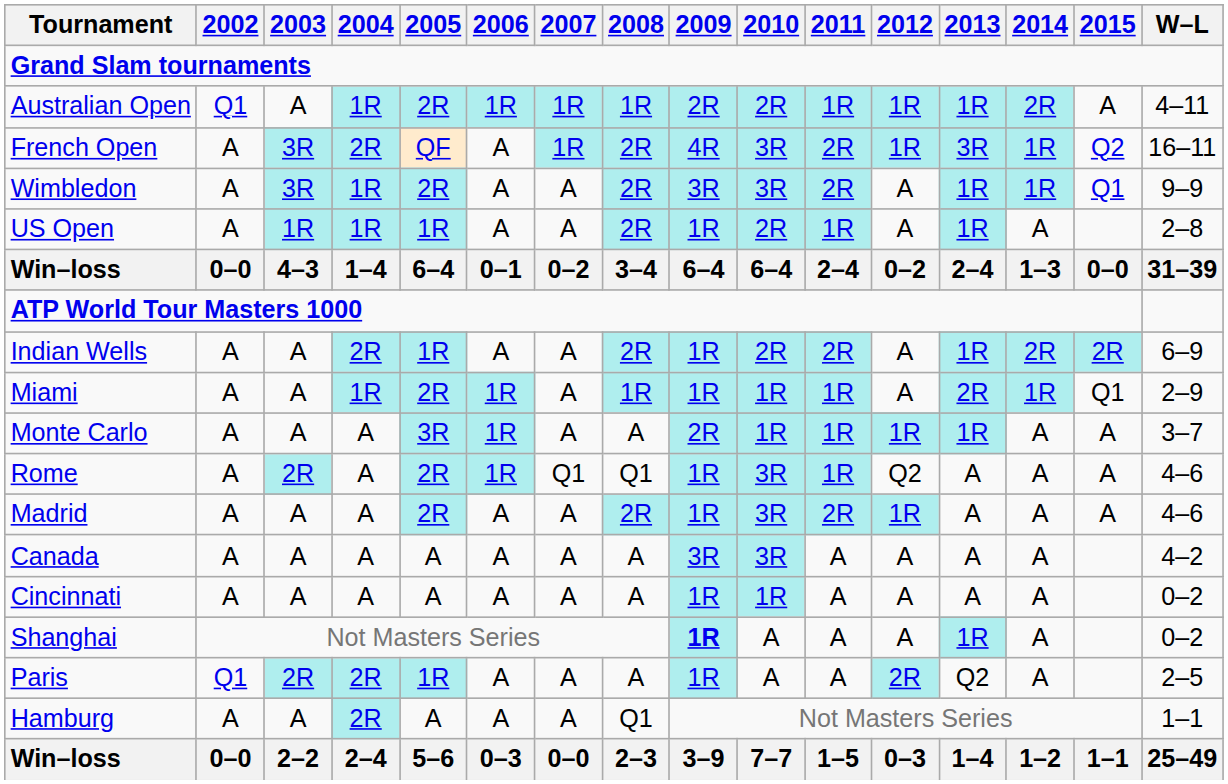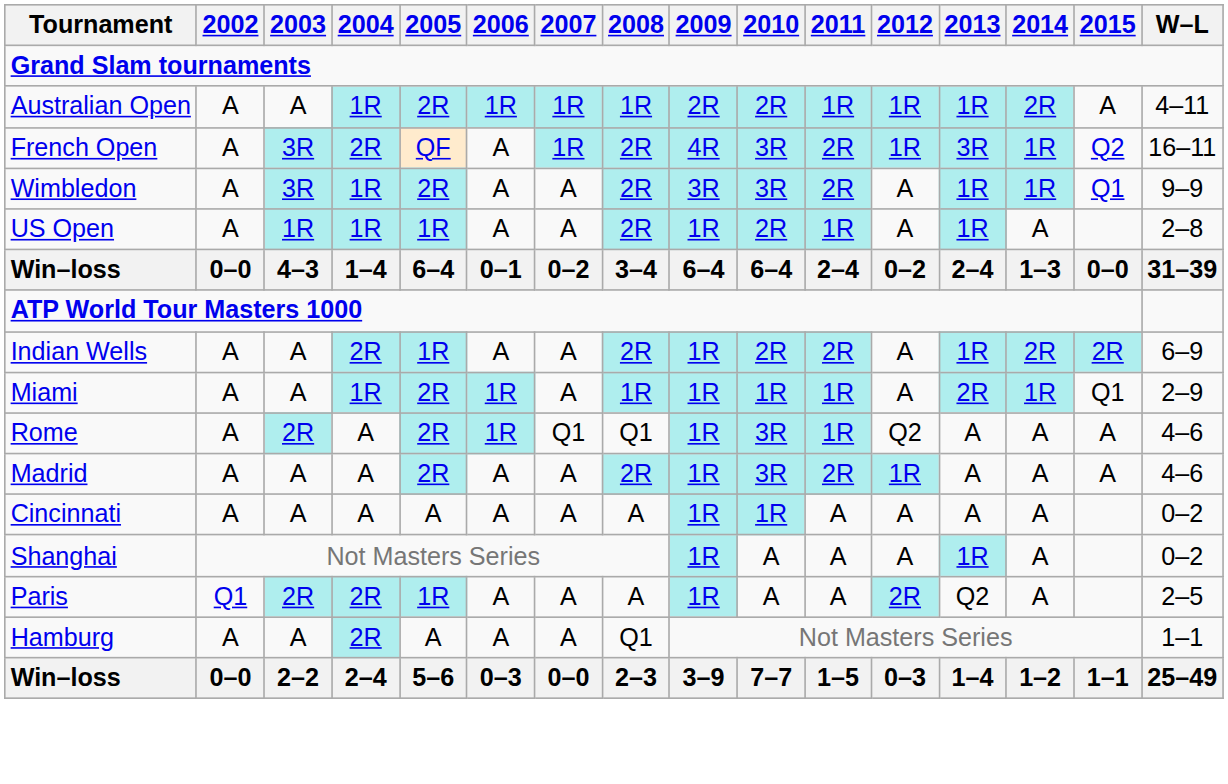(230, 106) Q1 -> (230, 106) A
- row: (79, 432)
- row: (55, 554)
(704, 636) bold -> (704, 554) normal
